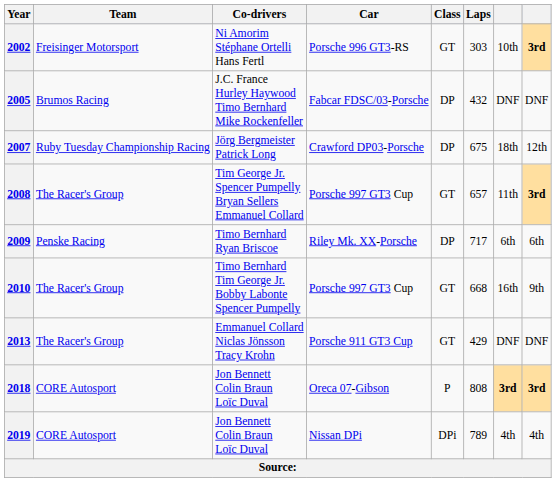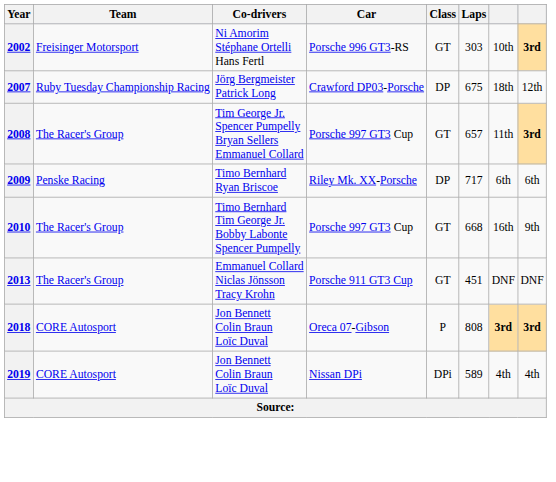- row: (19, 101)
(478, 341) 429 -> (474, 281) 451
(478, 435) 789 -> (474, 374) 589
